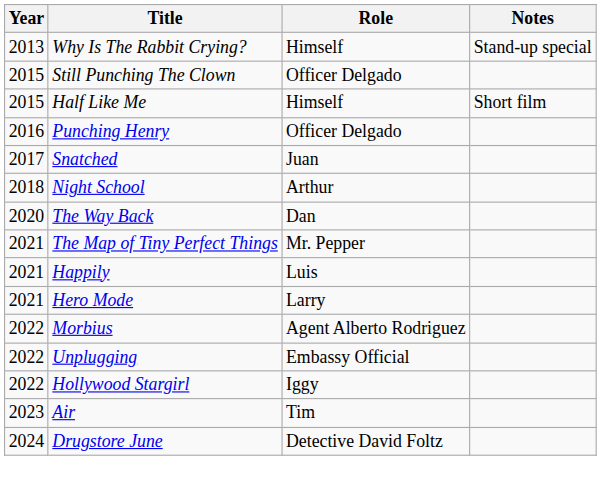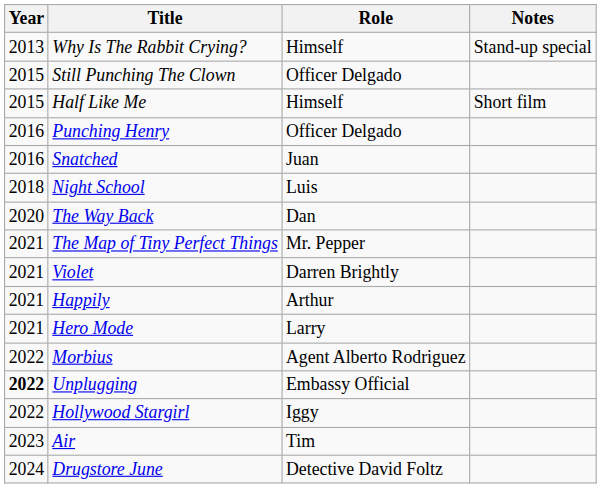(26, 159) 2017 -> (26, 159) 2016
(310, 187) Arthur -> (302, 187) Luis
+ row: (73, 272)
(302, 272) Luis -> (310, 300) Arthur
(26, 356) normal -> (26, 384) bold
